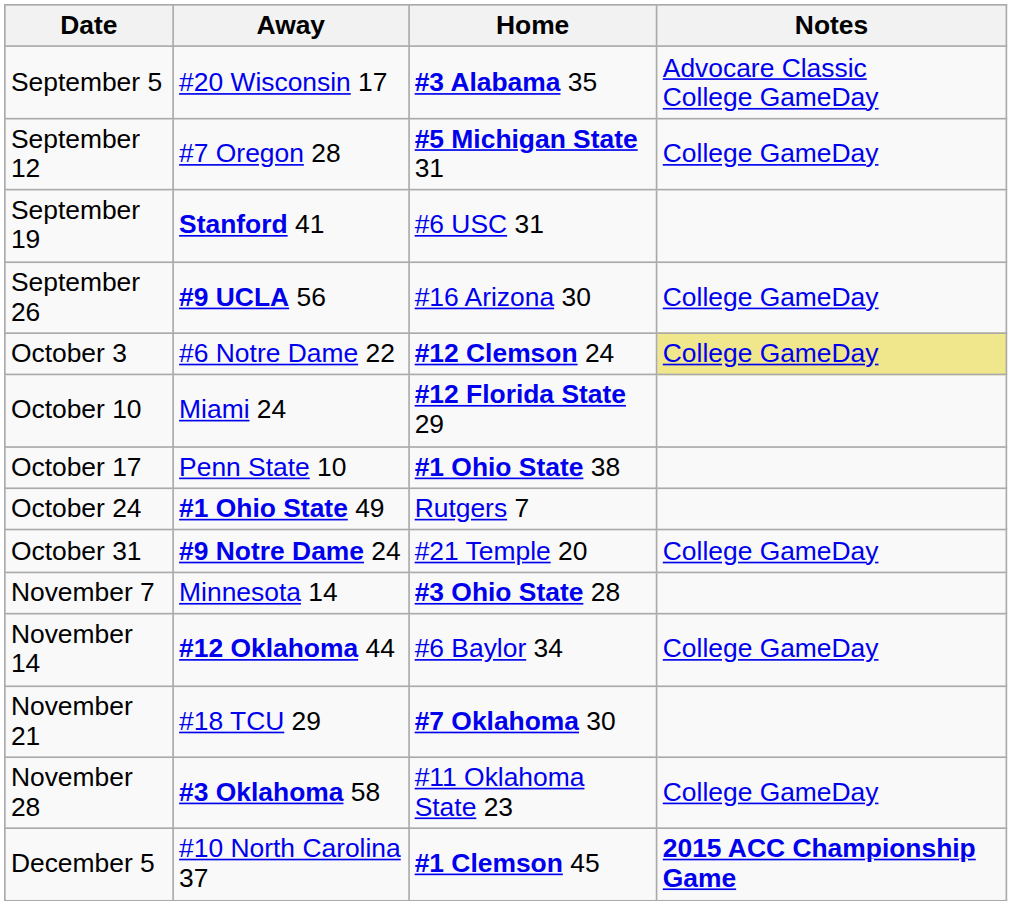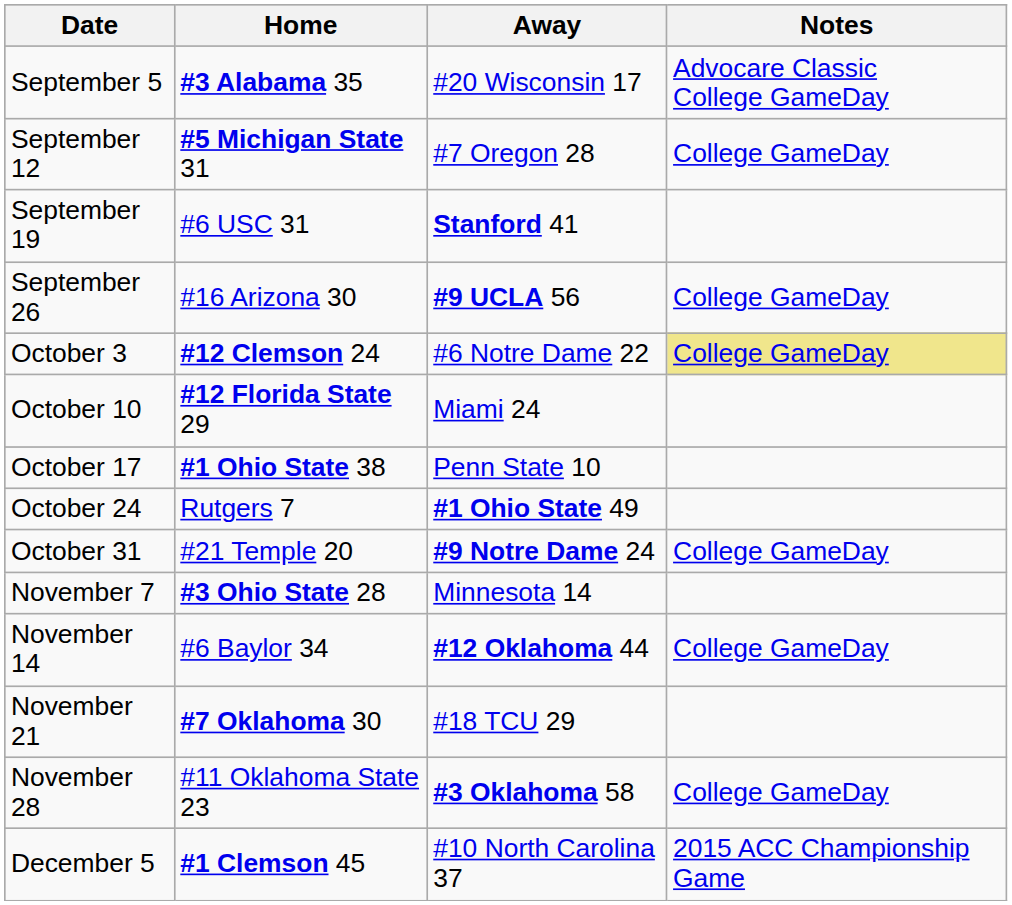columns swapped: (291, 25) <-> (533, 25)
(819, 864) bold -> (821, 864) normal
